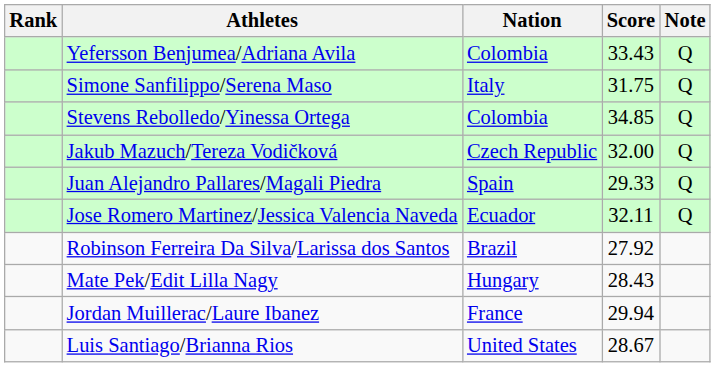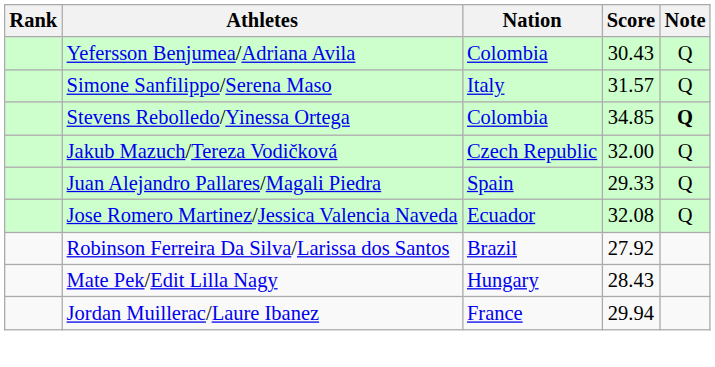(631, 53) 33.43 -> (631, 53) 30.43
(631, 85) 31.75 -> (631, 85) 31.57
(685, 118) normal -> (685, 118) bold
(631, 215) 32.11 -> (631, 215) 32.08
- row: (180, 345)
